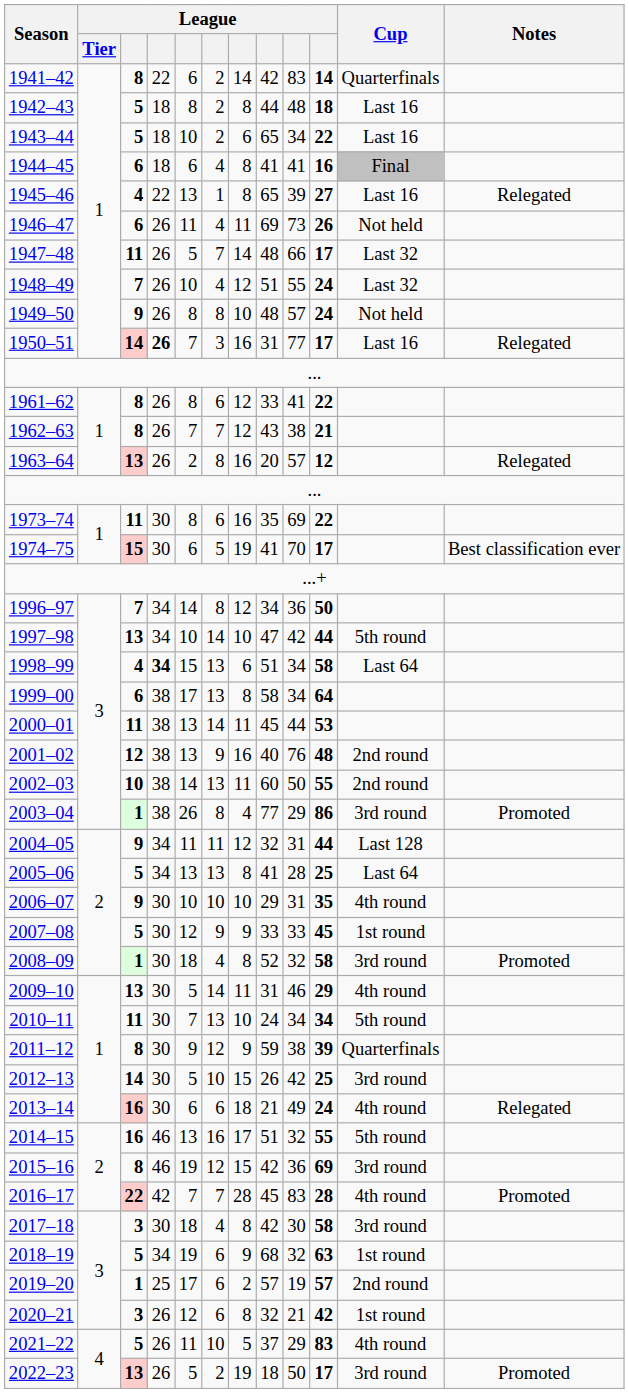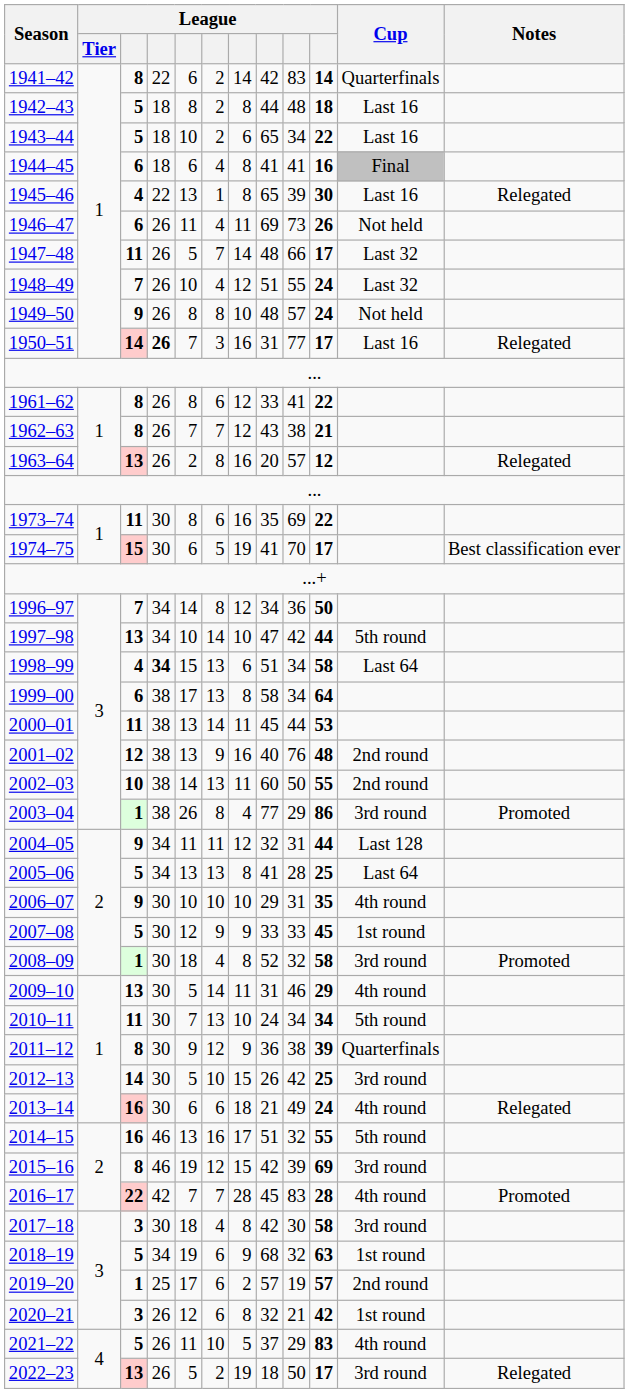(324, 195) 27 -> (324, 195) 30
(269, 1049) 59 -> (269, 1049) 36
(297, 1167) 36 -> (297, 1167) 39
(534, 1373) Promoted -> (534, 1373) Relegated
